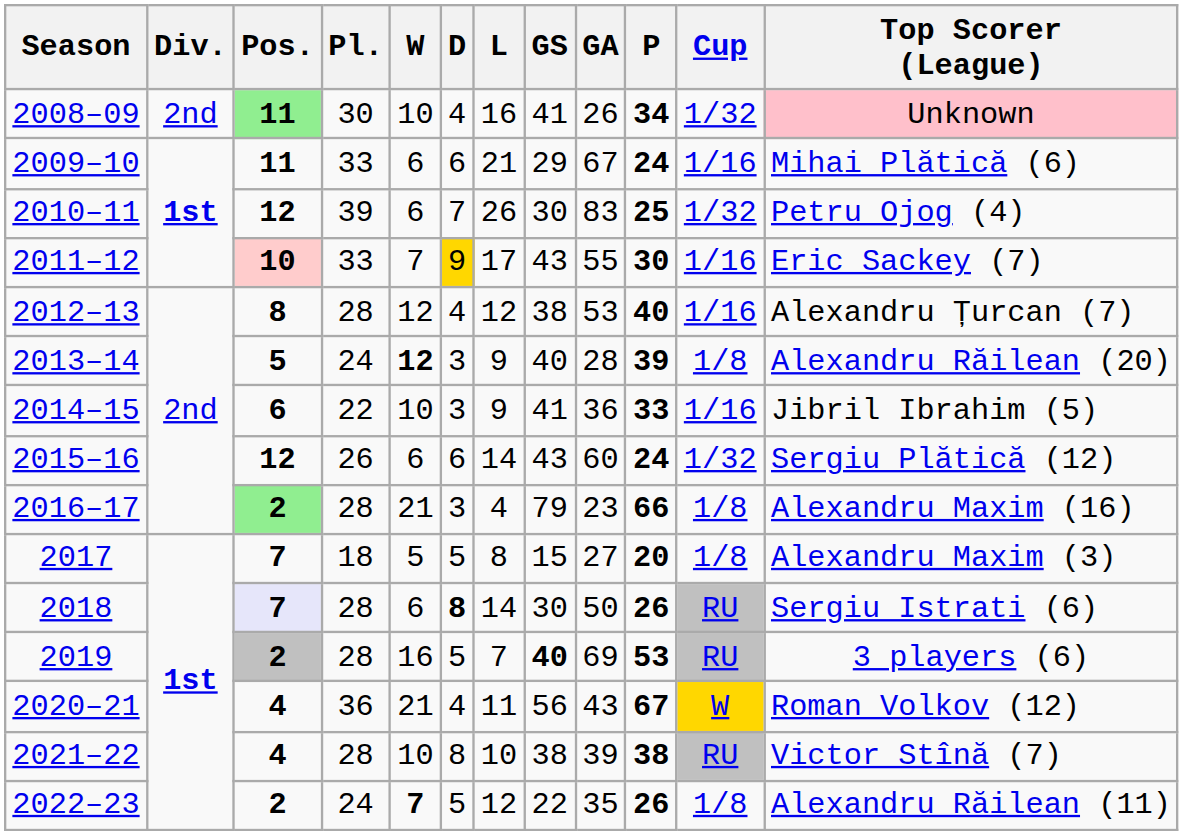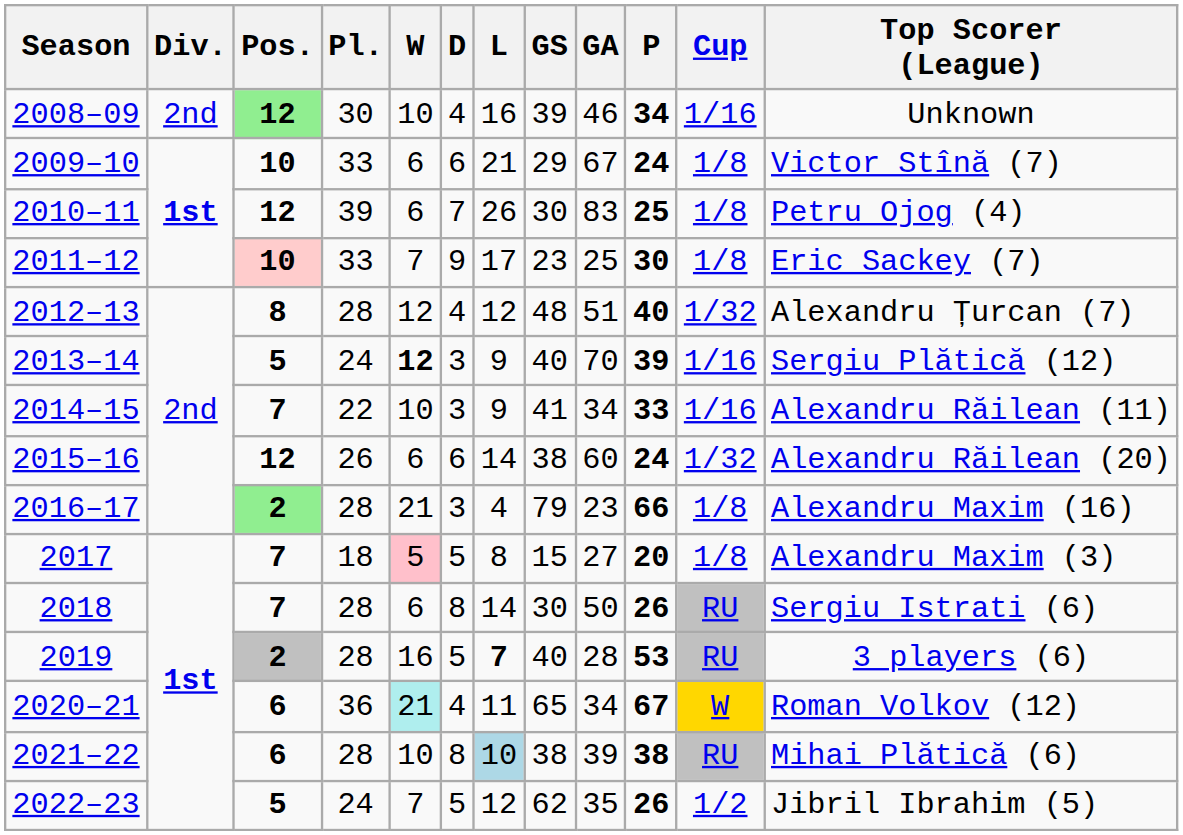(278, 114) 11 -> (278, 114) 12
(550, 114) 41 -> (550, 114) 39
(600, 114) 26 -> (600, 114) 46
(720, 114) 1/32 -> (720, 114) 1/16
(971, 114) pink background -> (971, 114) no background
(278, 164) 11 -> (278, 164) 10
(720, 164) 1/16 -> (720, 164) 1/8
(926, 164) Mihai Plătică (6) -> (916, 164) Victor Stînă (7)
(720, 213) 1/32 -> (720, 213) 1/8
(457, 262) gold background -> (457, 262) no background
(550, 262) 43 -> (550, 262) 23
(600, 262) 55 -> (600, 262) 25
(720, 262) 1/16 -> (720, 262) 1/8
(550, 312) 38 -> (550, 312) 48
(600, 312) 53 -> (600, 312) 51
(720, 312) 1/16 -> (720, 312) 1/32
(600, 361) 28 -> (600, 361) 70
(720, 361) 1/8 -> (720, 361) 1/16
(971, 361) Alexandru Răilean (20) -> (944, 361) Sergiu Plătică (12)
(278, 410) 6 -> (278, 410) 7
(600, 410) 36 -> (600, 410) 34
(935, 410) Jibril Ibrahim (5) -> (971, 410) Alexandru Răilean (11)
(550, 460) 43 -> (550, 460) 38
(944, 460) Sergiu Plătică (12) -> (971, 460) Alexandru Răilean (20)
(415, 558) no background -> (415, 558) pink background
(278, 608) lavender background -> (278, 608) no background
(457, 608) bold -> (457, 608) normal
(499, 657) normal -> (499, 657) bold
(550, 657) bold -> (550, 657) normal
(600, 657) 69 -> (600, 657) 28
(278, 707) 4 -> (278, 707) 6
(415, 707) no background -> (415, 707) paleturquoise background
(550, 707) 56 -> (550, 707) 65
(600, 707) 43 -> (600, 707) 34
(278, 756) 4 -> (278, 756) 6
(499, 756) no background -> (499, 756) lightblue background
(916, 756) Victor Stînă (7) -> (926, 756) Mihai Plătică (6)
(278, 805) 2 -> (278, 805) 5
(415, 805) bold -> (415, 805) normal
(550, 805) 22 -> (550, 805) 62
(720, 805) 1/8 -> (720, 805) 1/2
(971, 805) Alexandru Răilean (11) -> (935, 805) Jibril Ibrahim (5)
